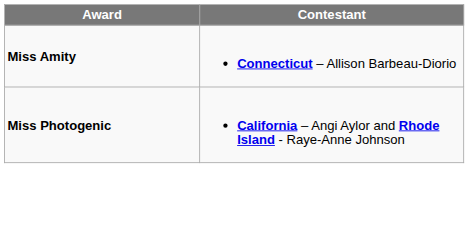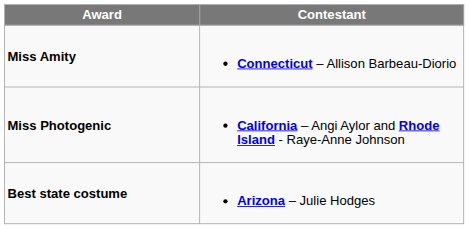+ row: (67, 194)
